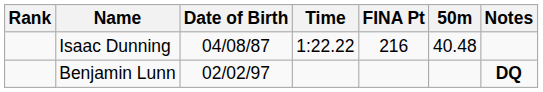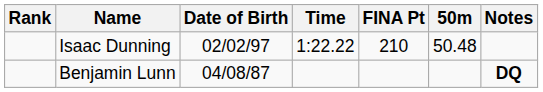(236, 45) 04/08/87 -> (236, 45) 02/02/97
(394, 45) 216 -> (394, 45) 210
(455, 45) 40.48 -> (455, 45) 50.48
(236, 73) 02/02/97 -> (236, 73) 04/08/87
